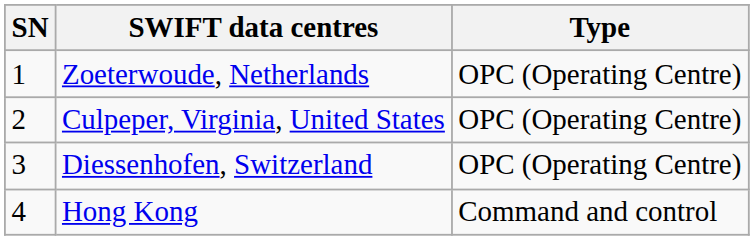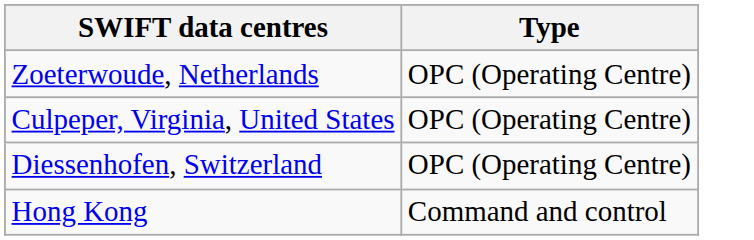- column: (30, 27)
